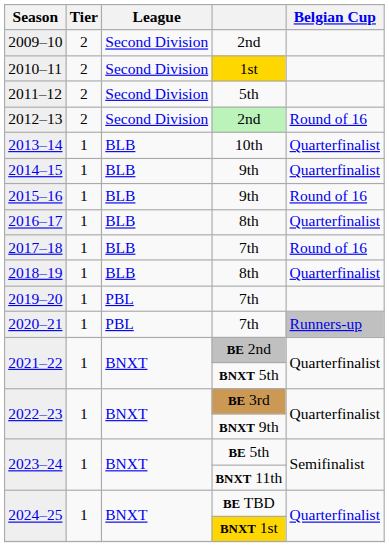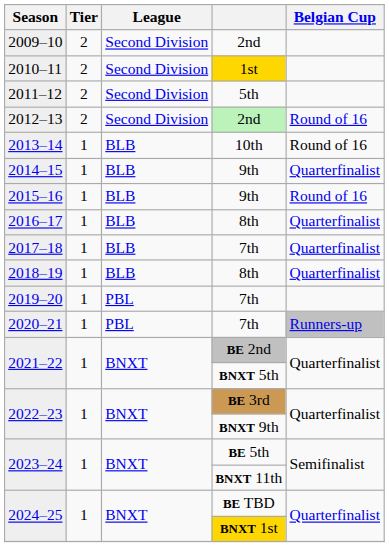(335, 144) Quarterfinalist -> (328, 144) Round of 16
(328, 247) Round of 16 -> (335, 247) Quarterfinalist
